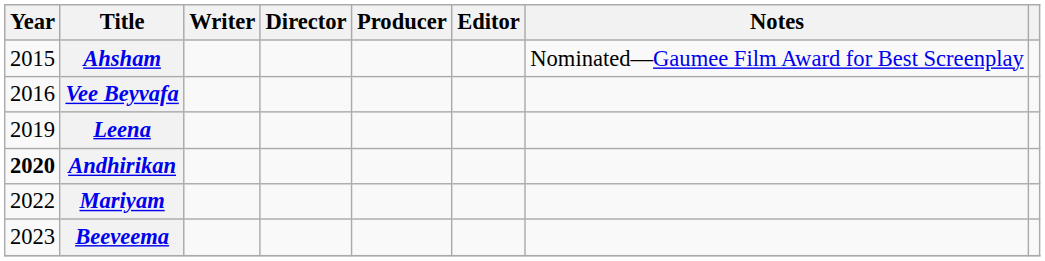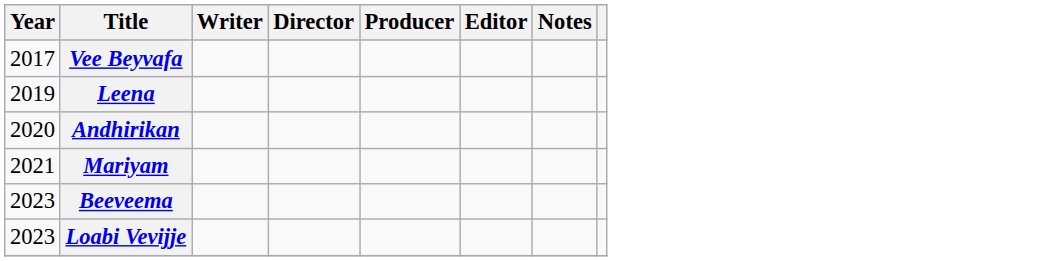- row: (122, 58)
(32, 93) 2016 -> (32, 58) 2017
(32, 165) bold -> (32, 129) normal
(32, 201) 2022 -> (32, 165) 2021
+ row: (126, 237)
